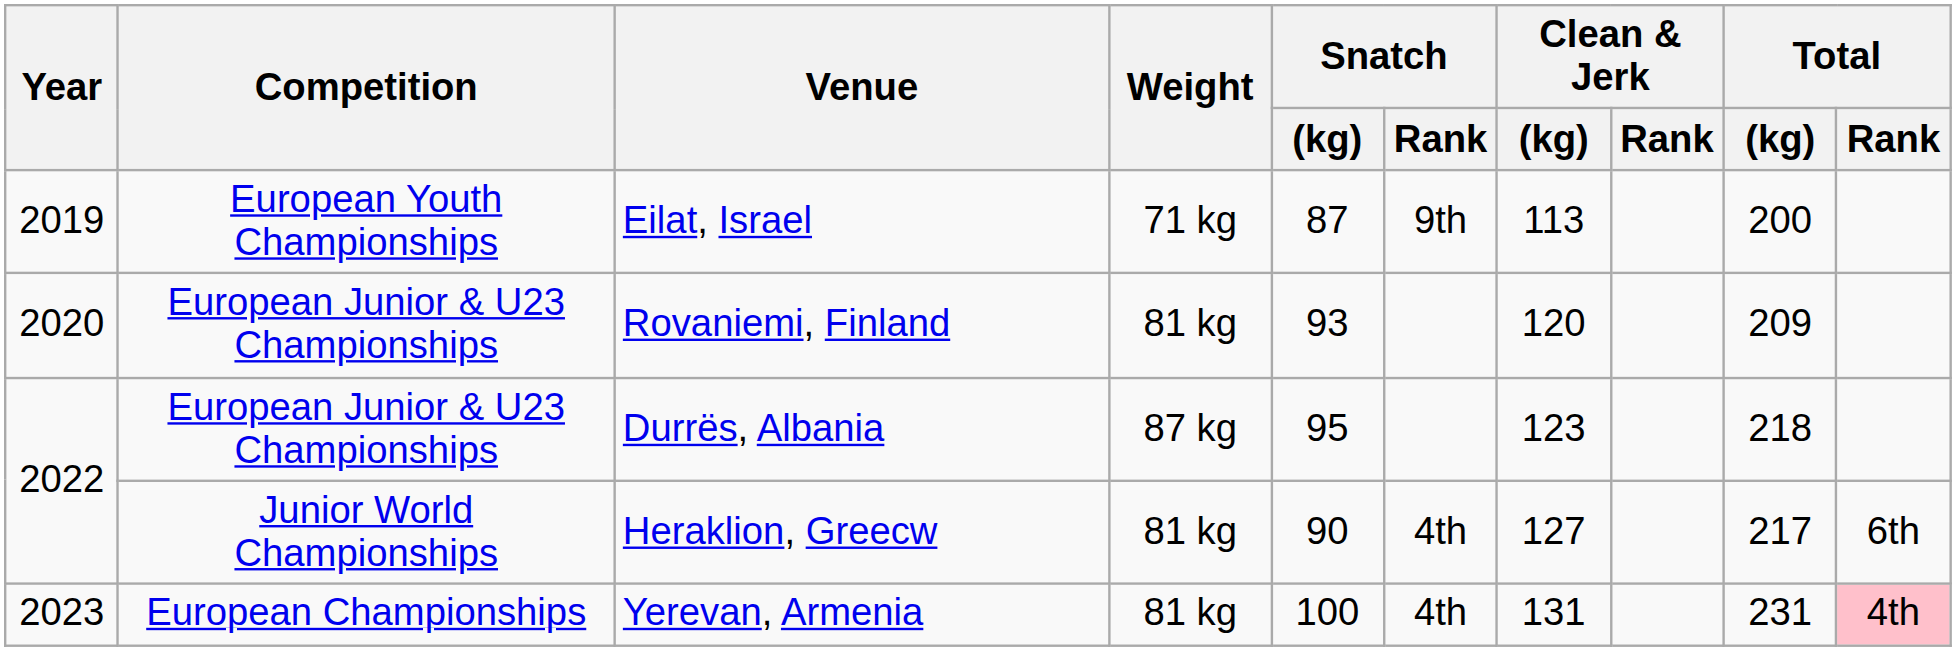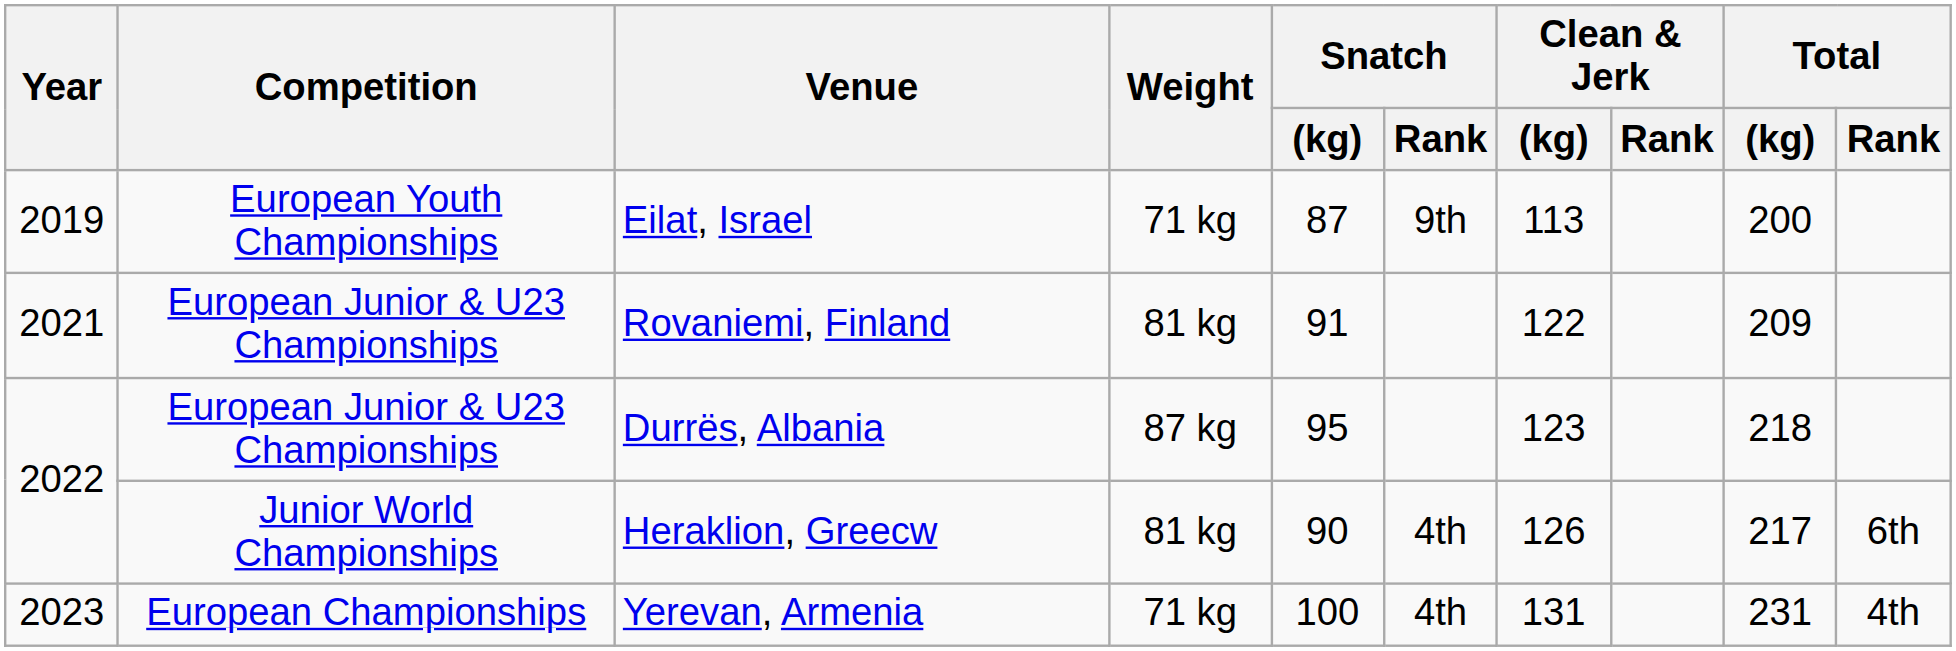(62, 324) 2020 -> (62, 324) 2021
(1327, 324) 93 -> (1327, 324) 91
(1554, 324) 120 -> (1554, 324) 122
(1554, 531) 127 -> (1554, 531) 126
(1190, 613) 81 kg -> (1190, 613) 71 kg
(1893, 613) pink background -> (1893, 613) no background
